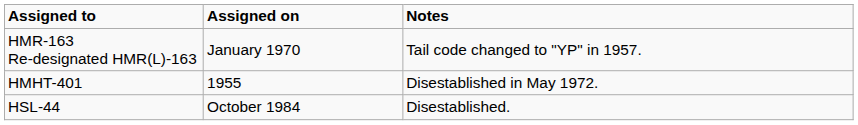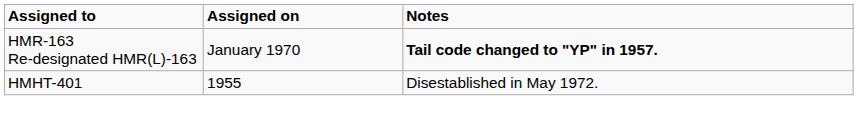(524, 49) normal -> (532, 49) bold
- row: (34, 107)
